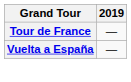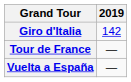+ row: (50, 31)
